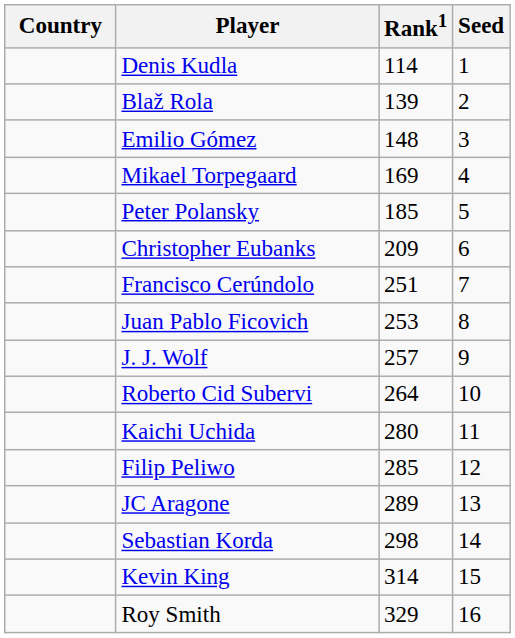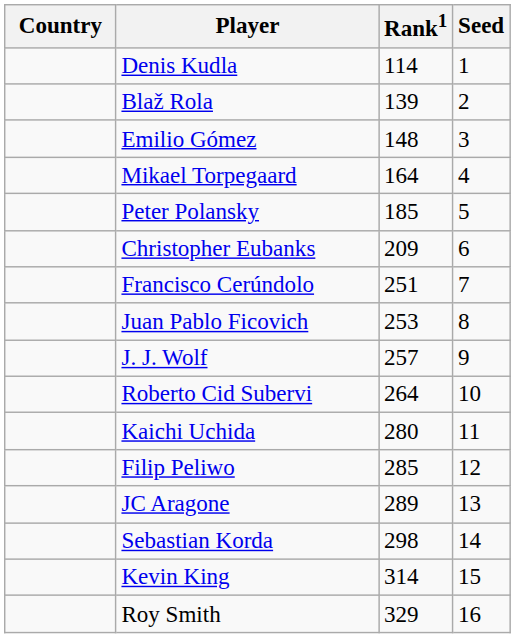(401, 175) 169 -> (401, 175) 164
